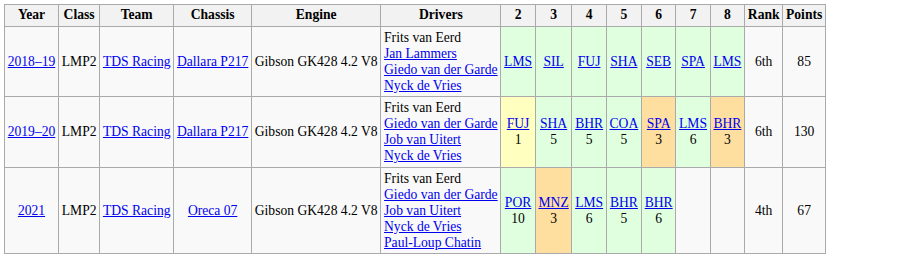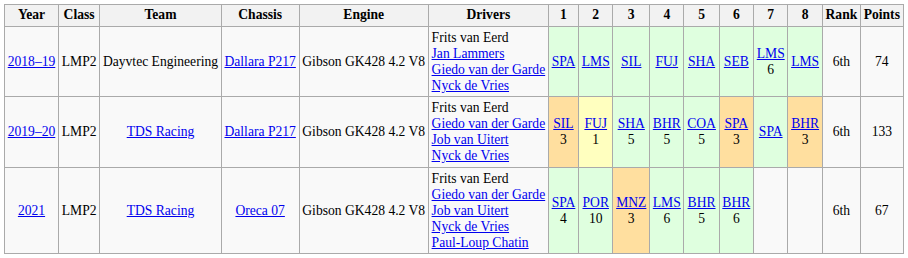+ column: (563, 15)
(137, 61) TDS Racing -> (160, 61) Dayvtec Engineering
(693, 61) SPA -> (771, 61) LMS 6
(804, 61) 85 -> (882, 61) 74
(693, 132) LMS 6 -> (771, 132) SPA
(804, 132) 130 -> (882, 132) 133
(764, 210) 4th -> (841, 210) 6th
